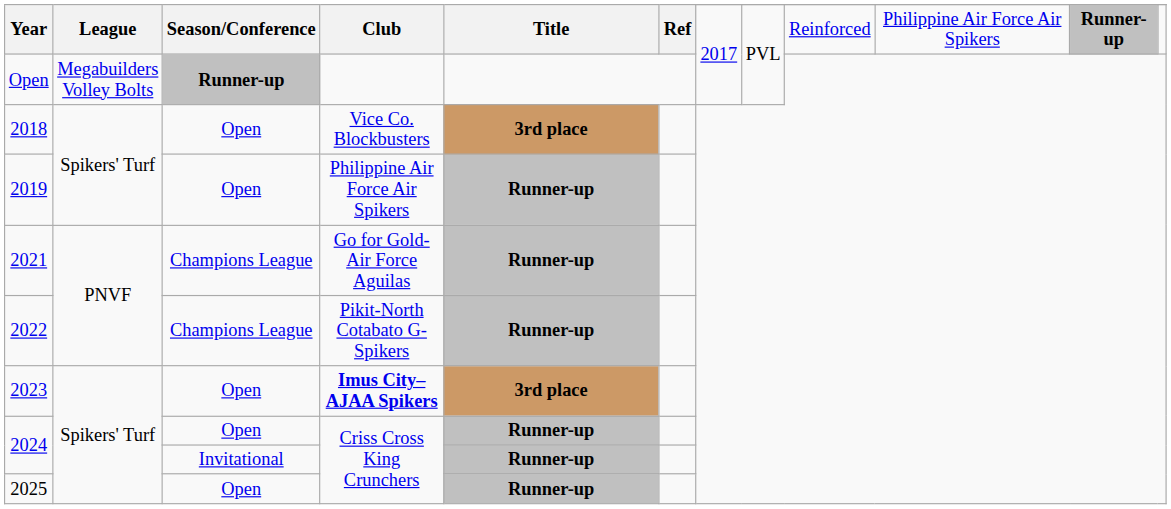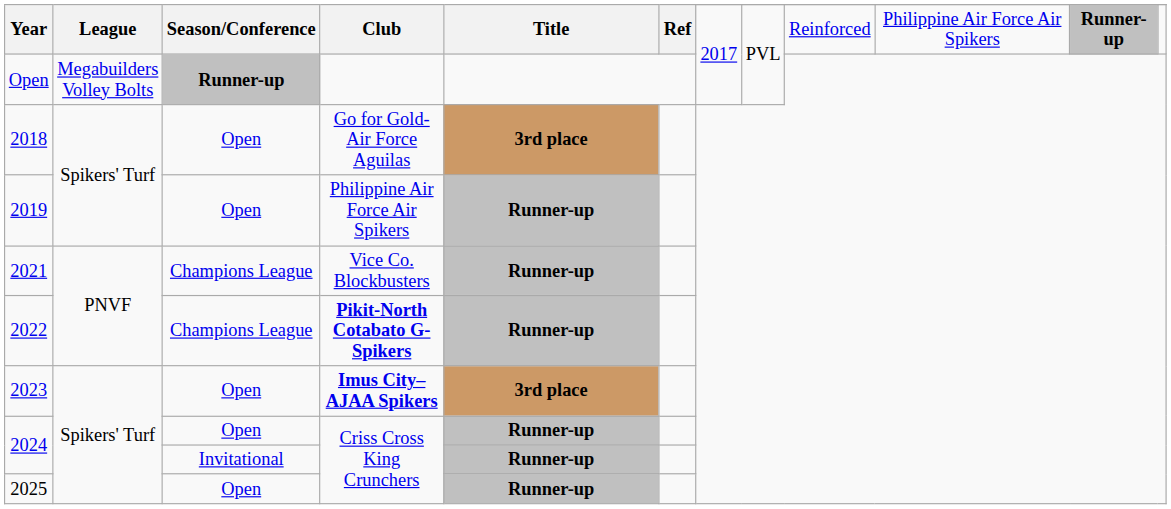(382, 129) Vice Co. Blockbusters -> (382, 139) Go for Gold-Air Force Aguilas
(382, 260) Go for Gold-Air Force Aguilas -> (382, 270) Vice Co. Blockbusters
(382, 330) normal -> (382, 330) bold
